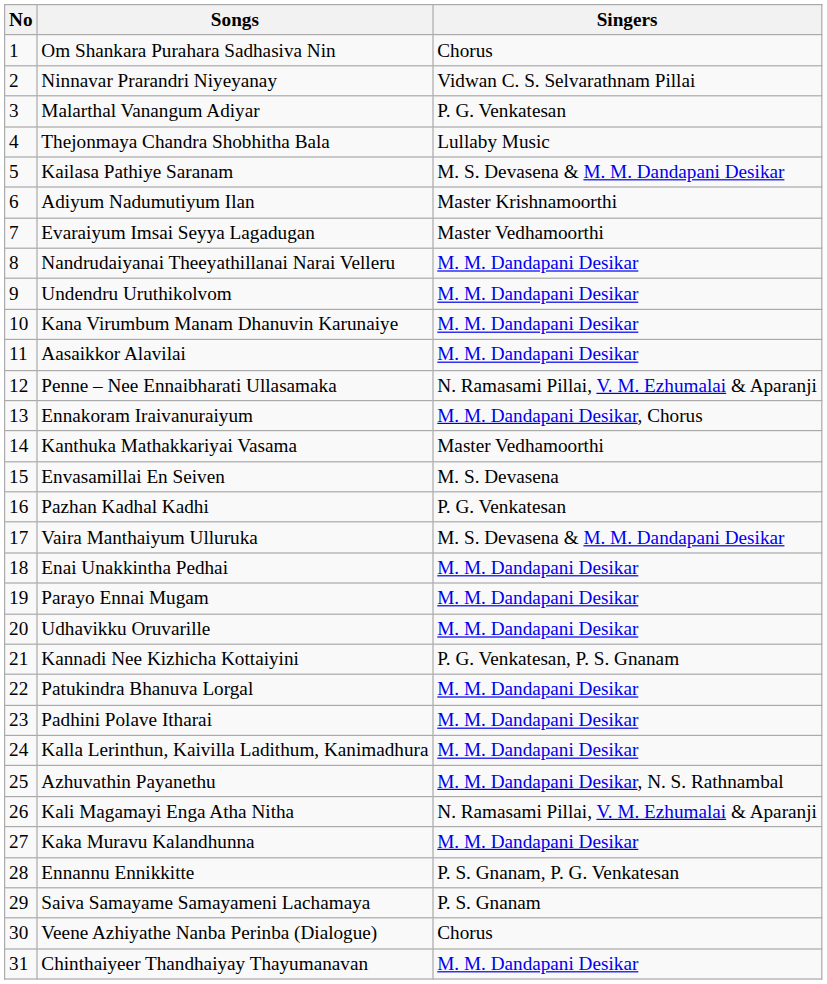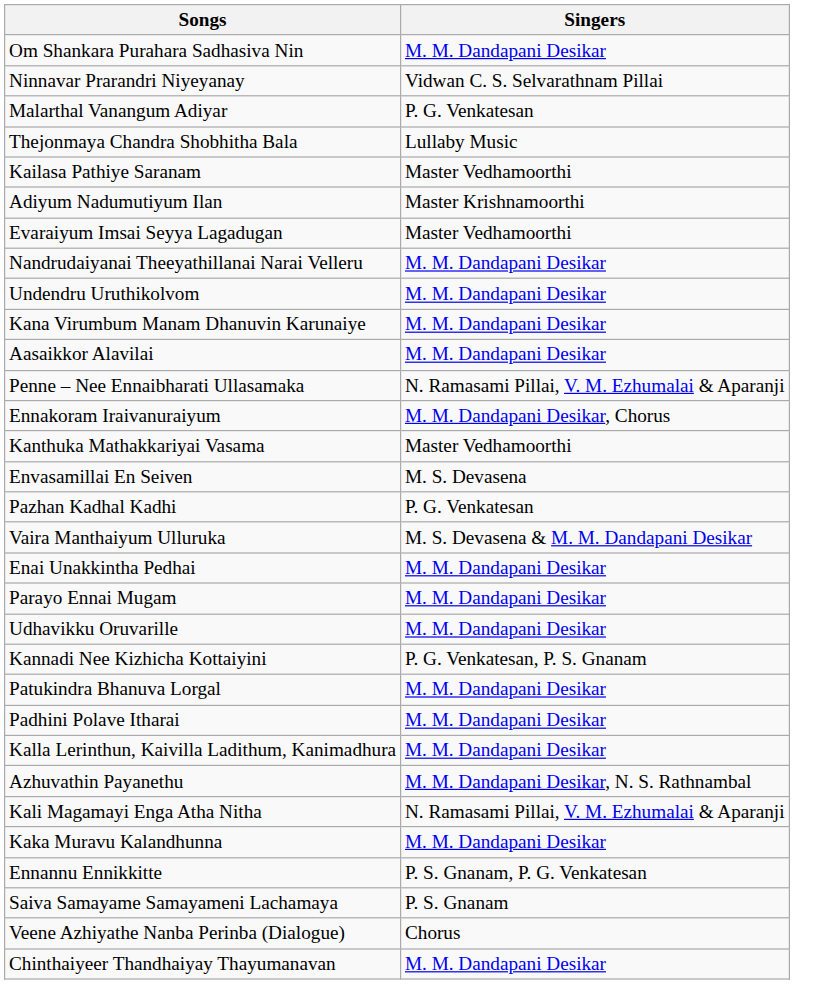- column: (21, 19)
(465, 50) Chorus -> (505, 50) M. M. Dandapani Desikar
(611, 171) M. S. Devasena & M. M. Dandapani Desikar -> (488, 171) Master Vedhamoorthi
